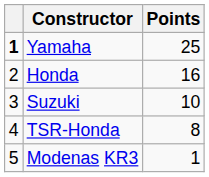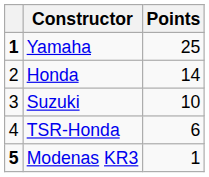(191, 75) 16 -> (191, 75) 14
(195, 130) 8 -> (195, 130) 6
(14, 158) normal -> (14, 158) bold
